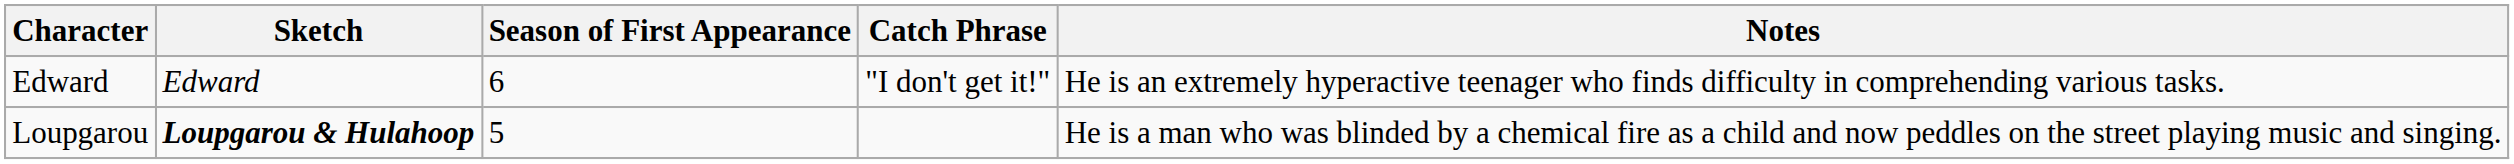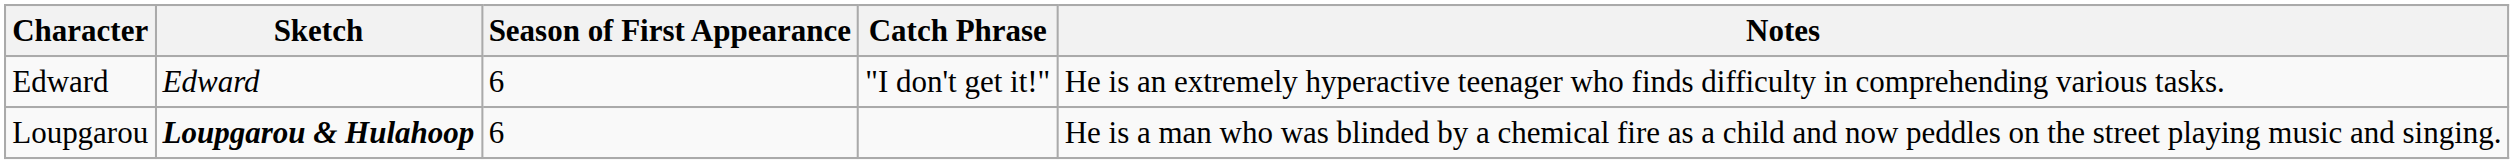(496, 132) 5 -> (496, 132) 6
